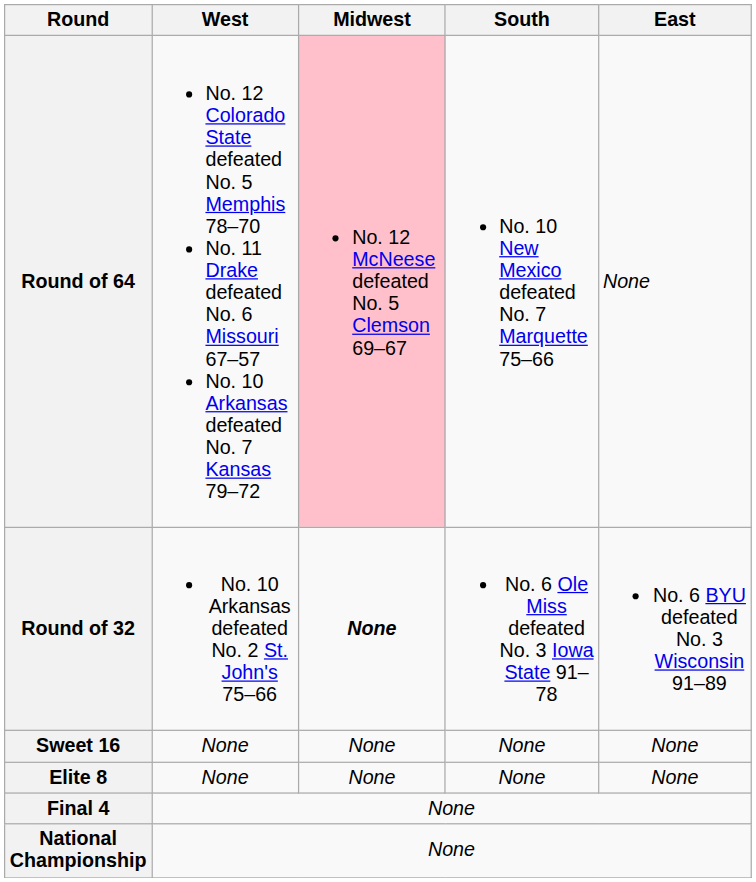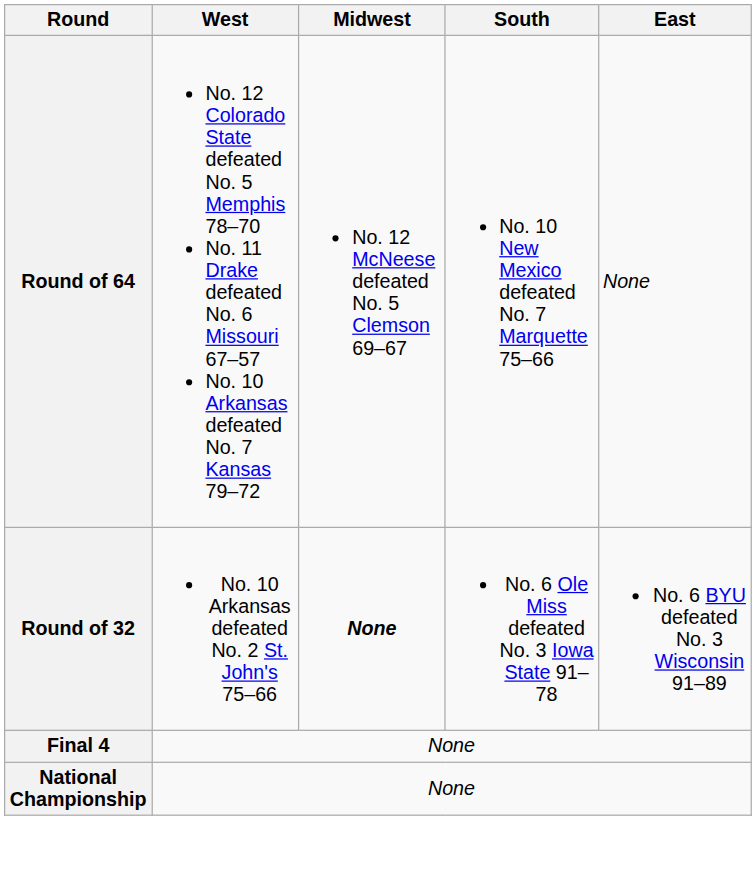(372, 293) pink background -> (372, 293) no background
- row: (78, 745)
- row: (78, 777)
